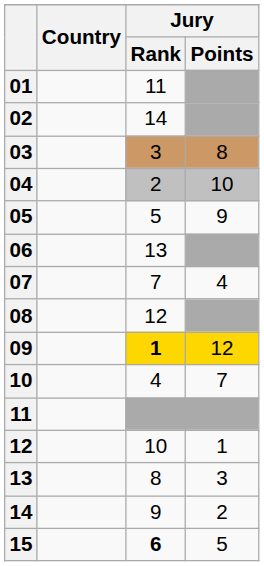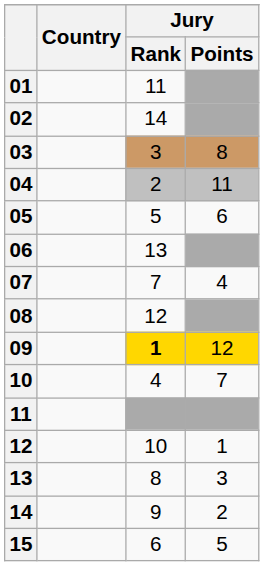(222, 184) 10 -> (222, 184) 11
(222, 217) 9 -> (222, 217) 6
(156, 544) bold -> (156, 544) normal
